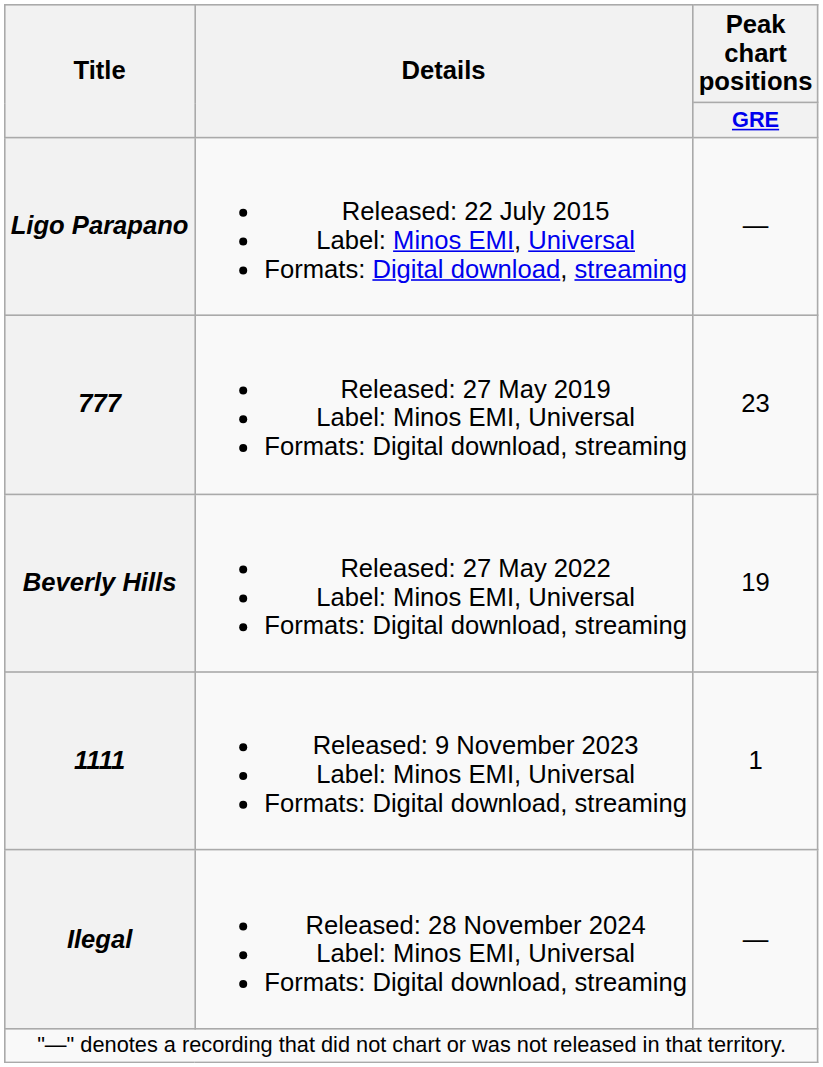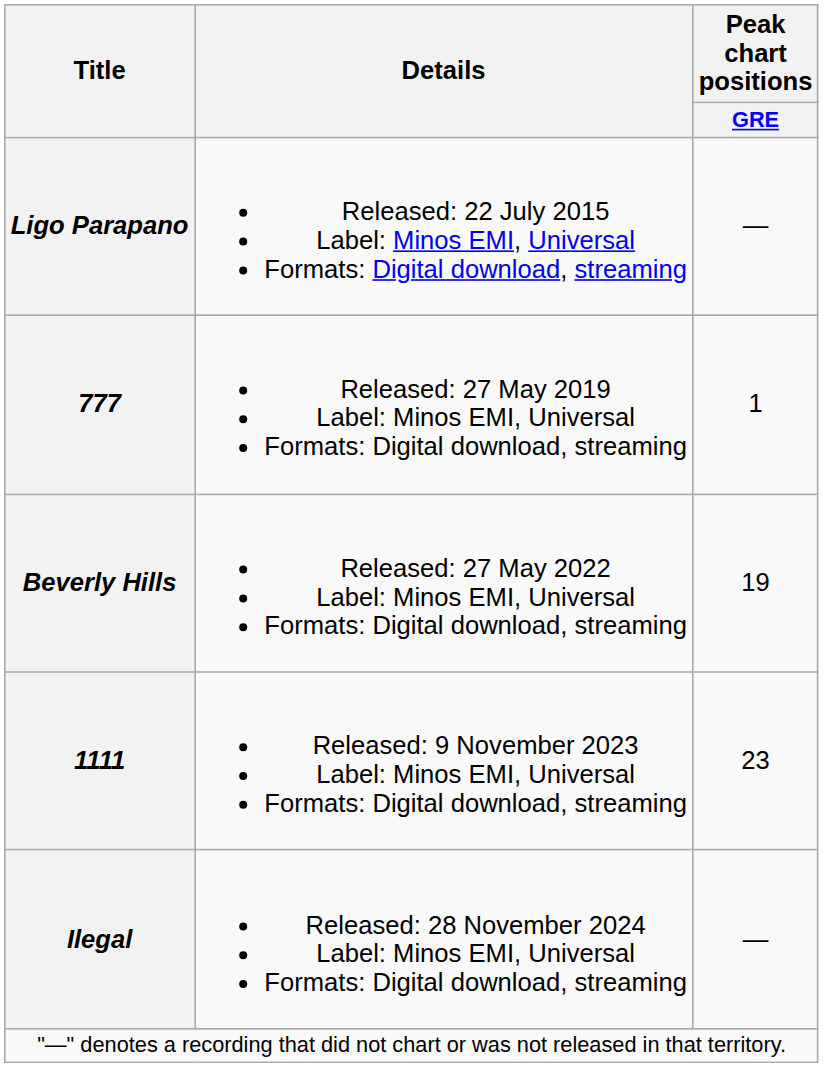(756, 404) 23 -> (756, 404) 1
(756, 760) 1 -> (756, 760) 23
